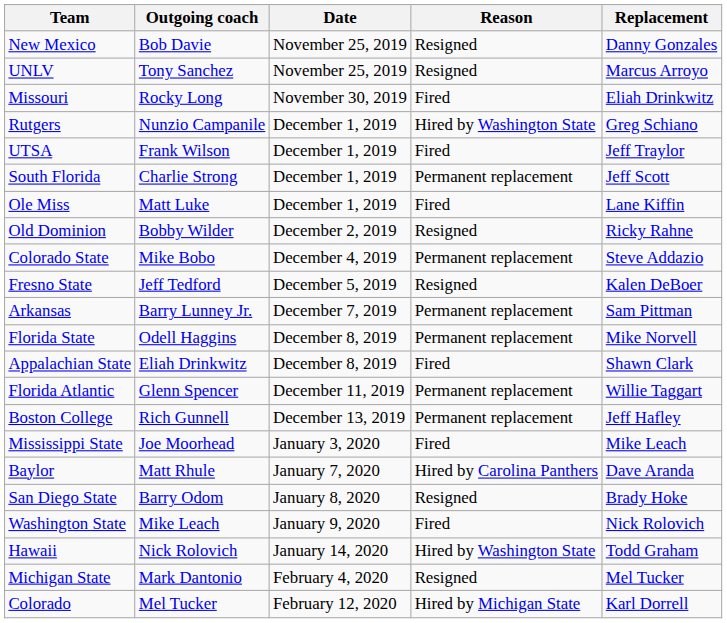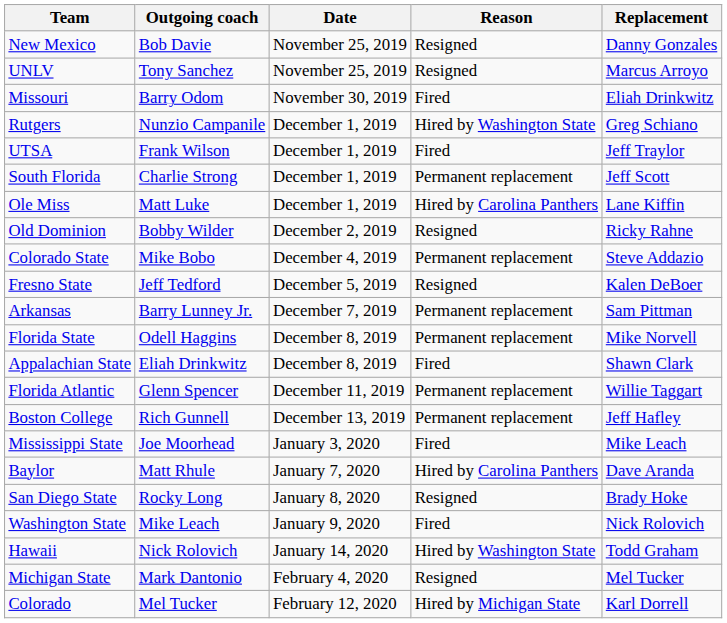(181, 97) Rocky Long -> (181, 97) Barry Odom
(432, 204) Fired -> (506, 204) Hired by Carolina Panthers
(181, 497) Barry Odom -> (181, 497) Rocky Long
